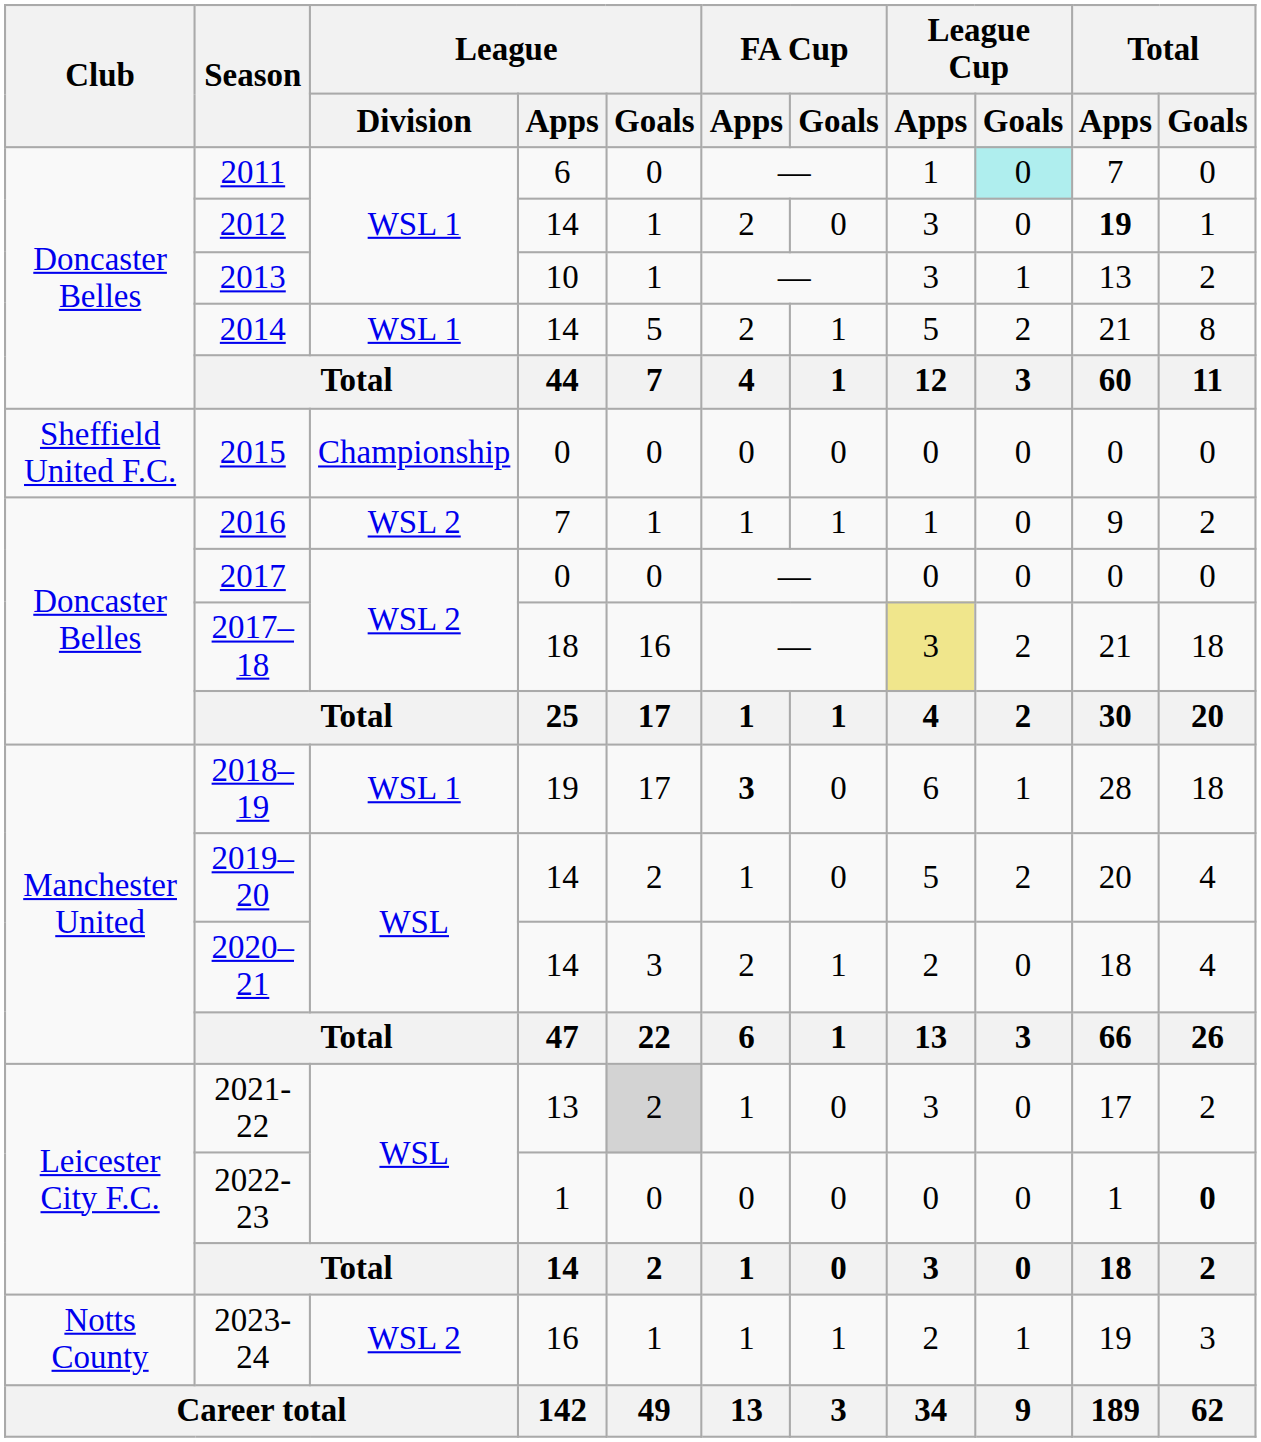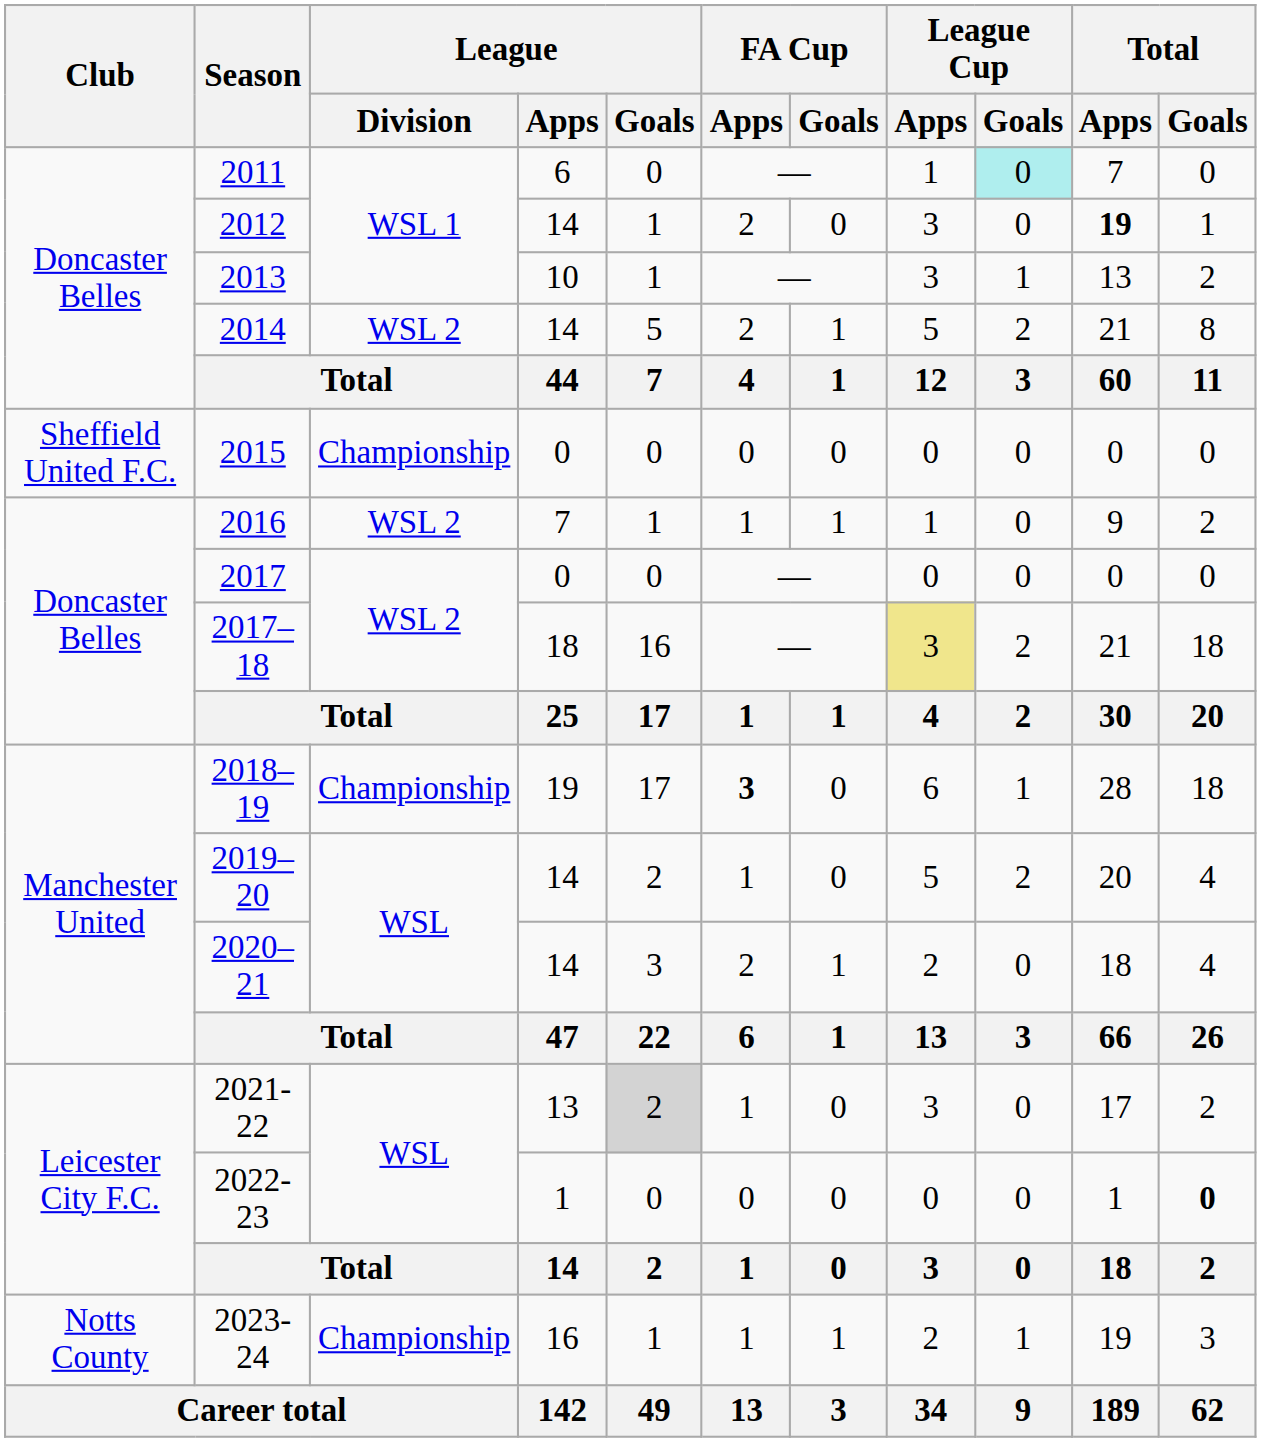(414, 329) WSL 1 -> (414, 329) WSL 2
(414, 787) WSL 1 -> (414, 787) Championship
(414, 1338) WSL 2 -> (414, 1338) Championship
